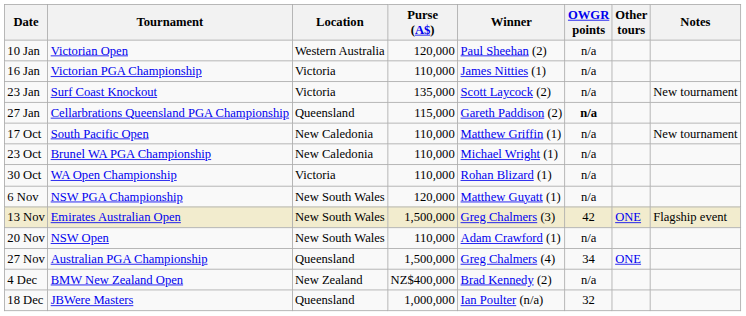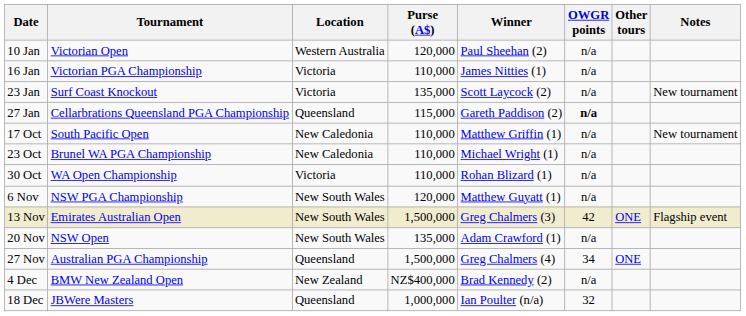(434, 238) 110,000 -> (434, 238) 135,000
